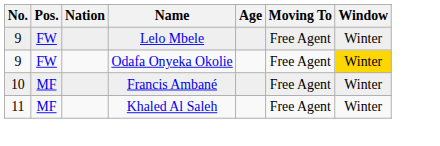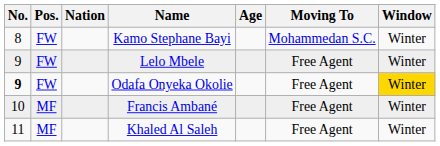+ row: (172, 38)
(18, 61) normal -> (18, 84) bold
